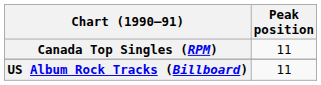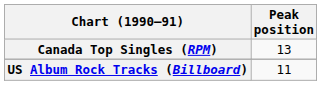(284, 49) 11 -> (284, 49) 13
